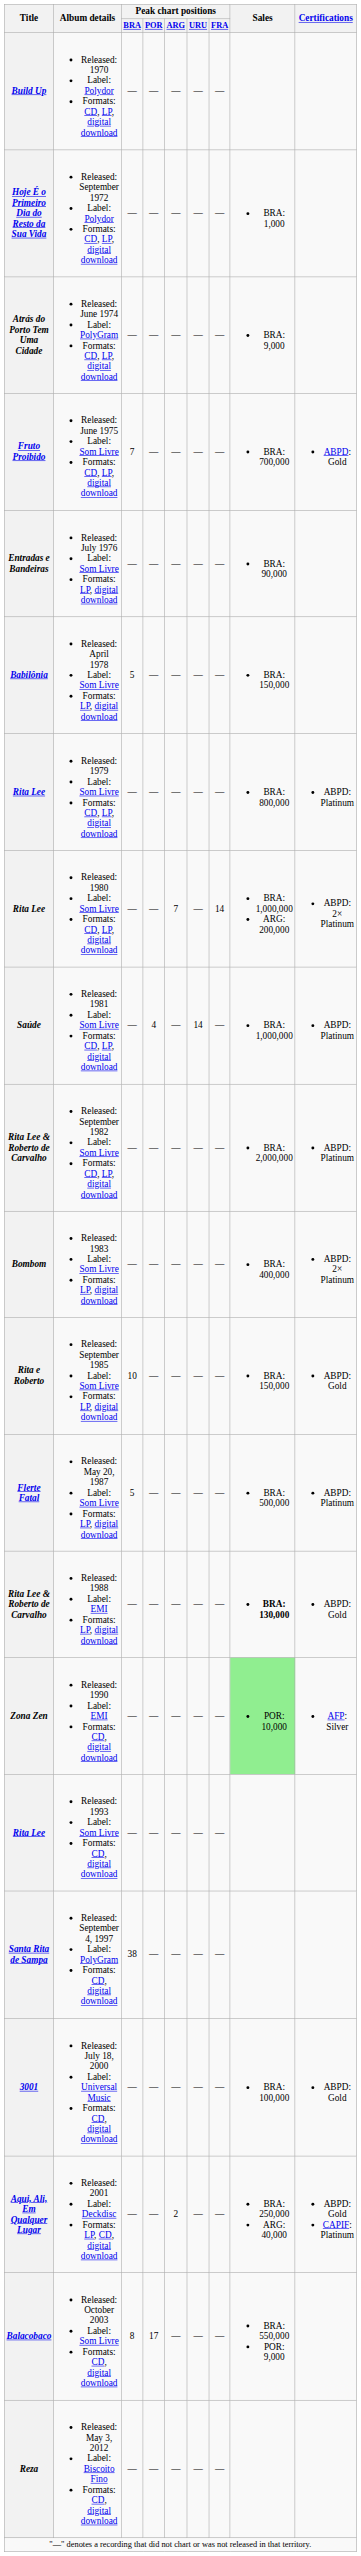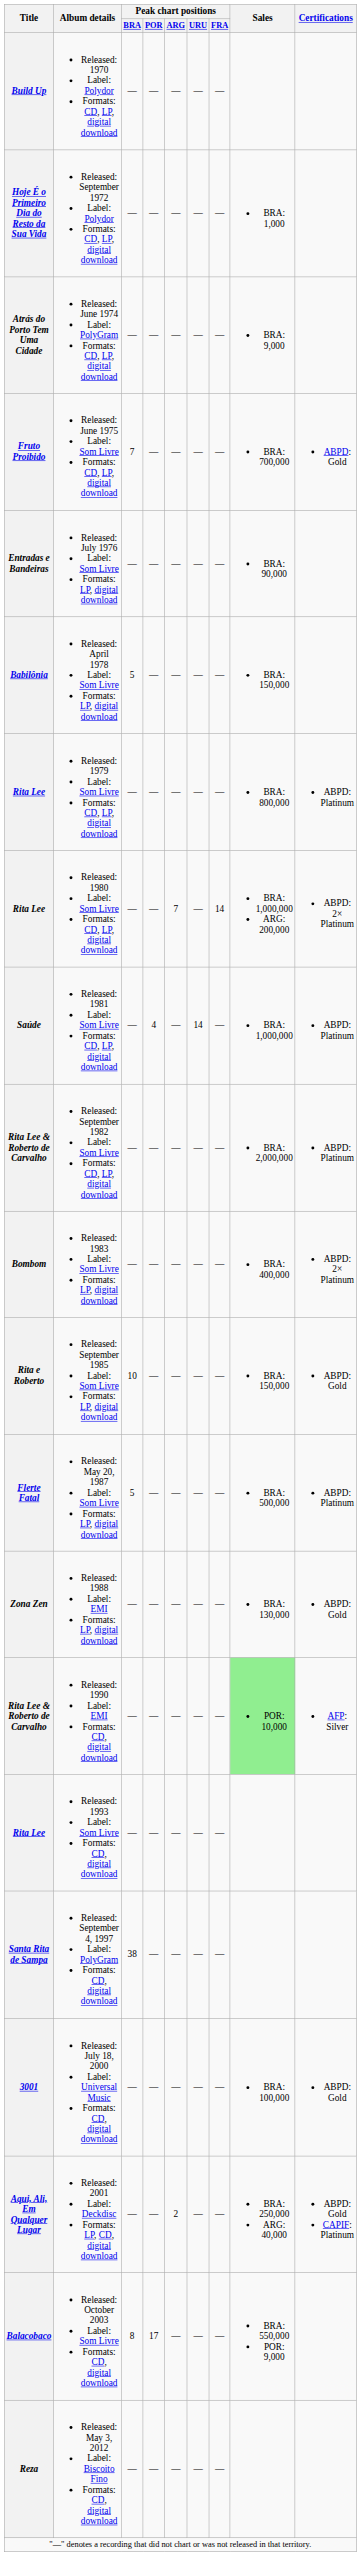(29, 1604) Rita Lee & Roberto de Carvalho -> (29, 1604) Zona Zen
(263, 1610) bold -> (263, 1610) normal
(29, 1716) Zona Zen -> (29, 1716) Rita Lee & Roberto de Carvalho
